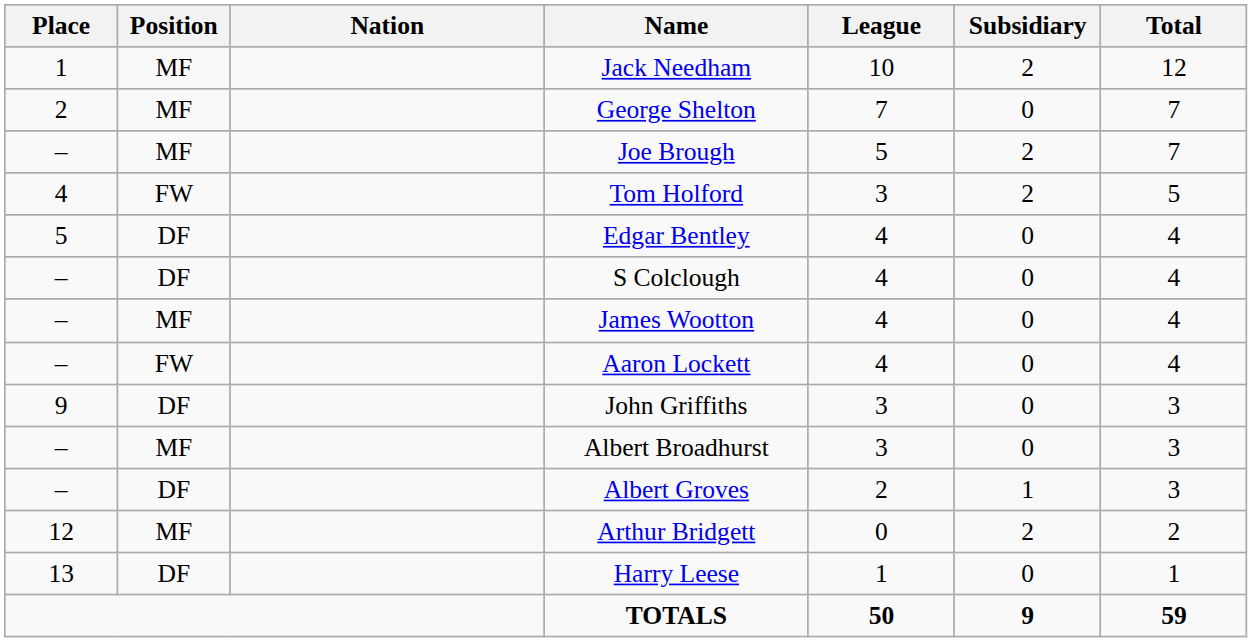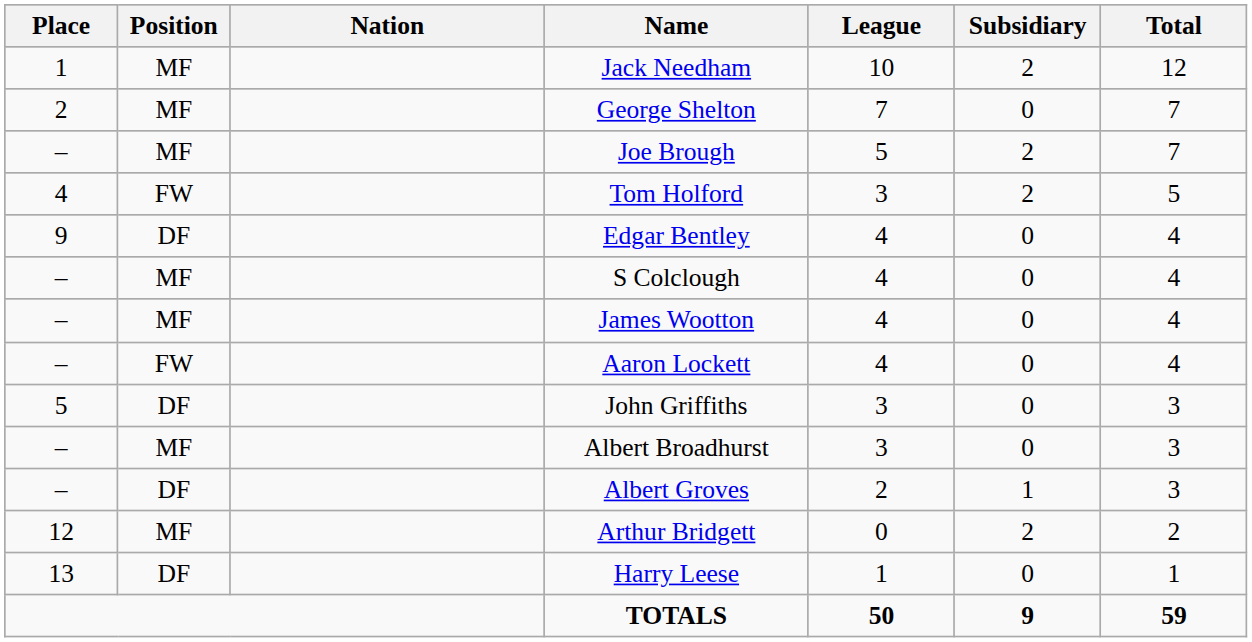(61, 236) 5 -> (61, 236) 9
(174, 278) DF -> (174, 278) MF
(61, 404) 9 -> (61, 404) 5
